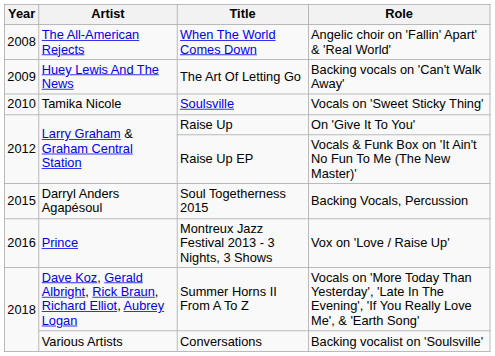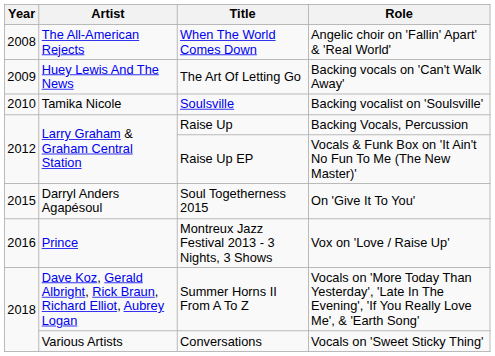(397, 104) Vocals on 'Sweet Sticky Thing' -> (397, 104) Backing vocalist on 'Soulsville'
(363, 124) On 'Give It To You' -> (390, 124) Backing Vocals, Percussion
(390, 201) Backing Vocals, Percussion -> (363, 201) On 'Give It To You'
(397, 341) Backing vocalist on 'Soulsville' -> (397, 341) Vocals on 'Sweet Sticky Thing'
